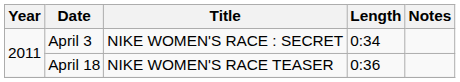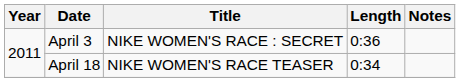(365, 41) 0:34 -> (365, 41) 0:36
(365, 65) 0:36 -> (365, 65) 0:34
